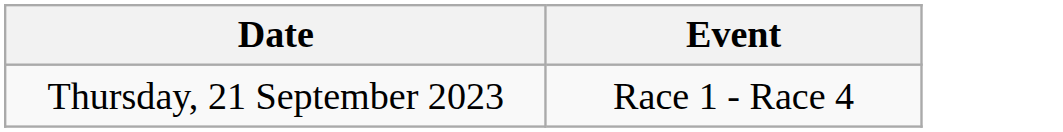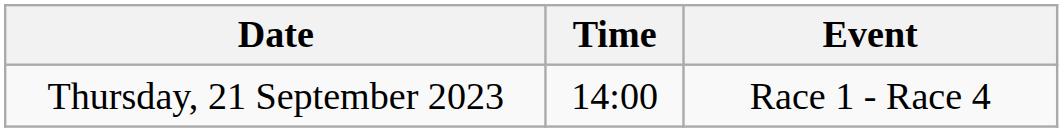+ column: (615, 34)
